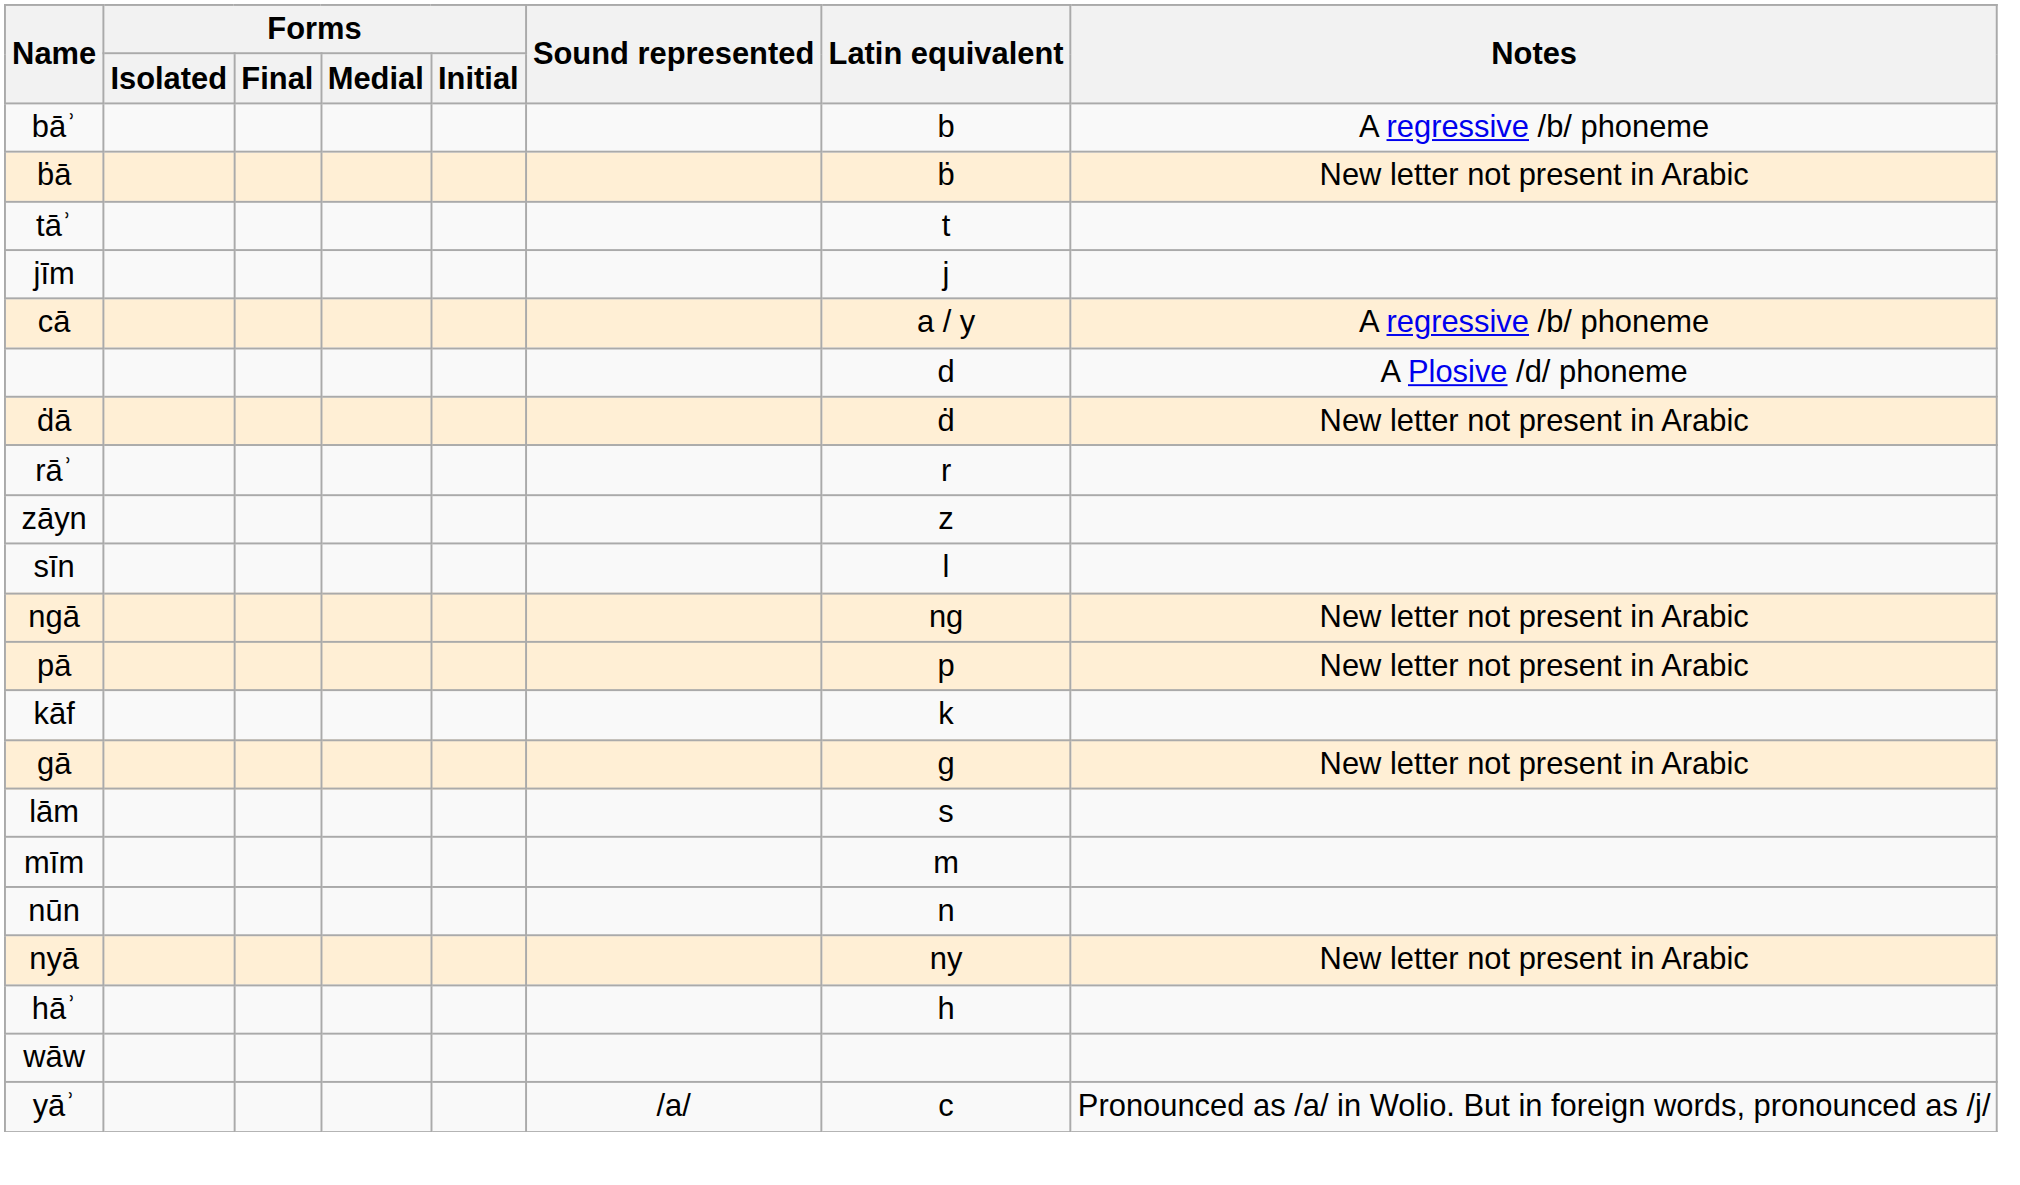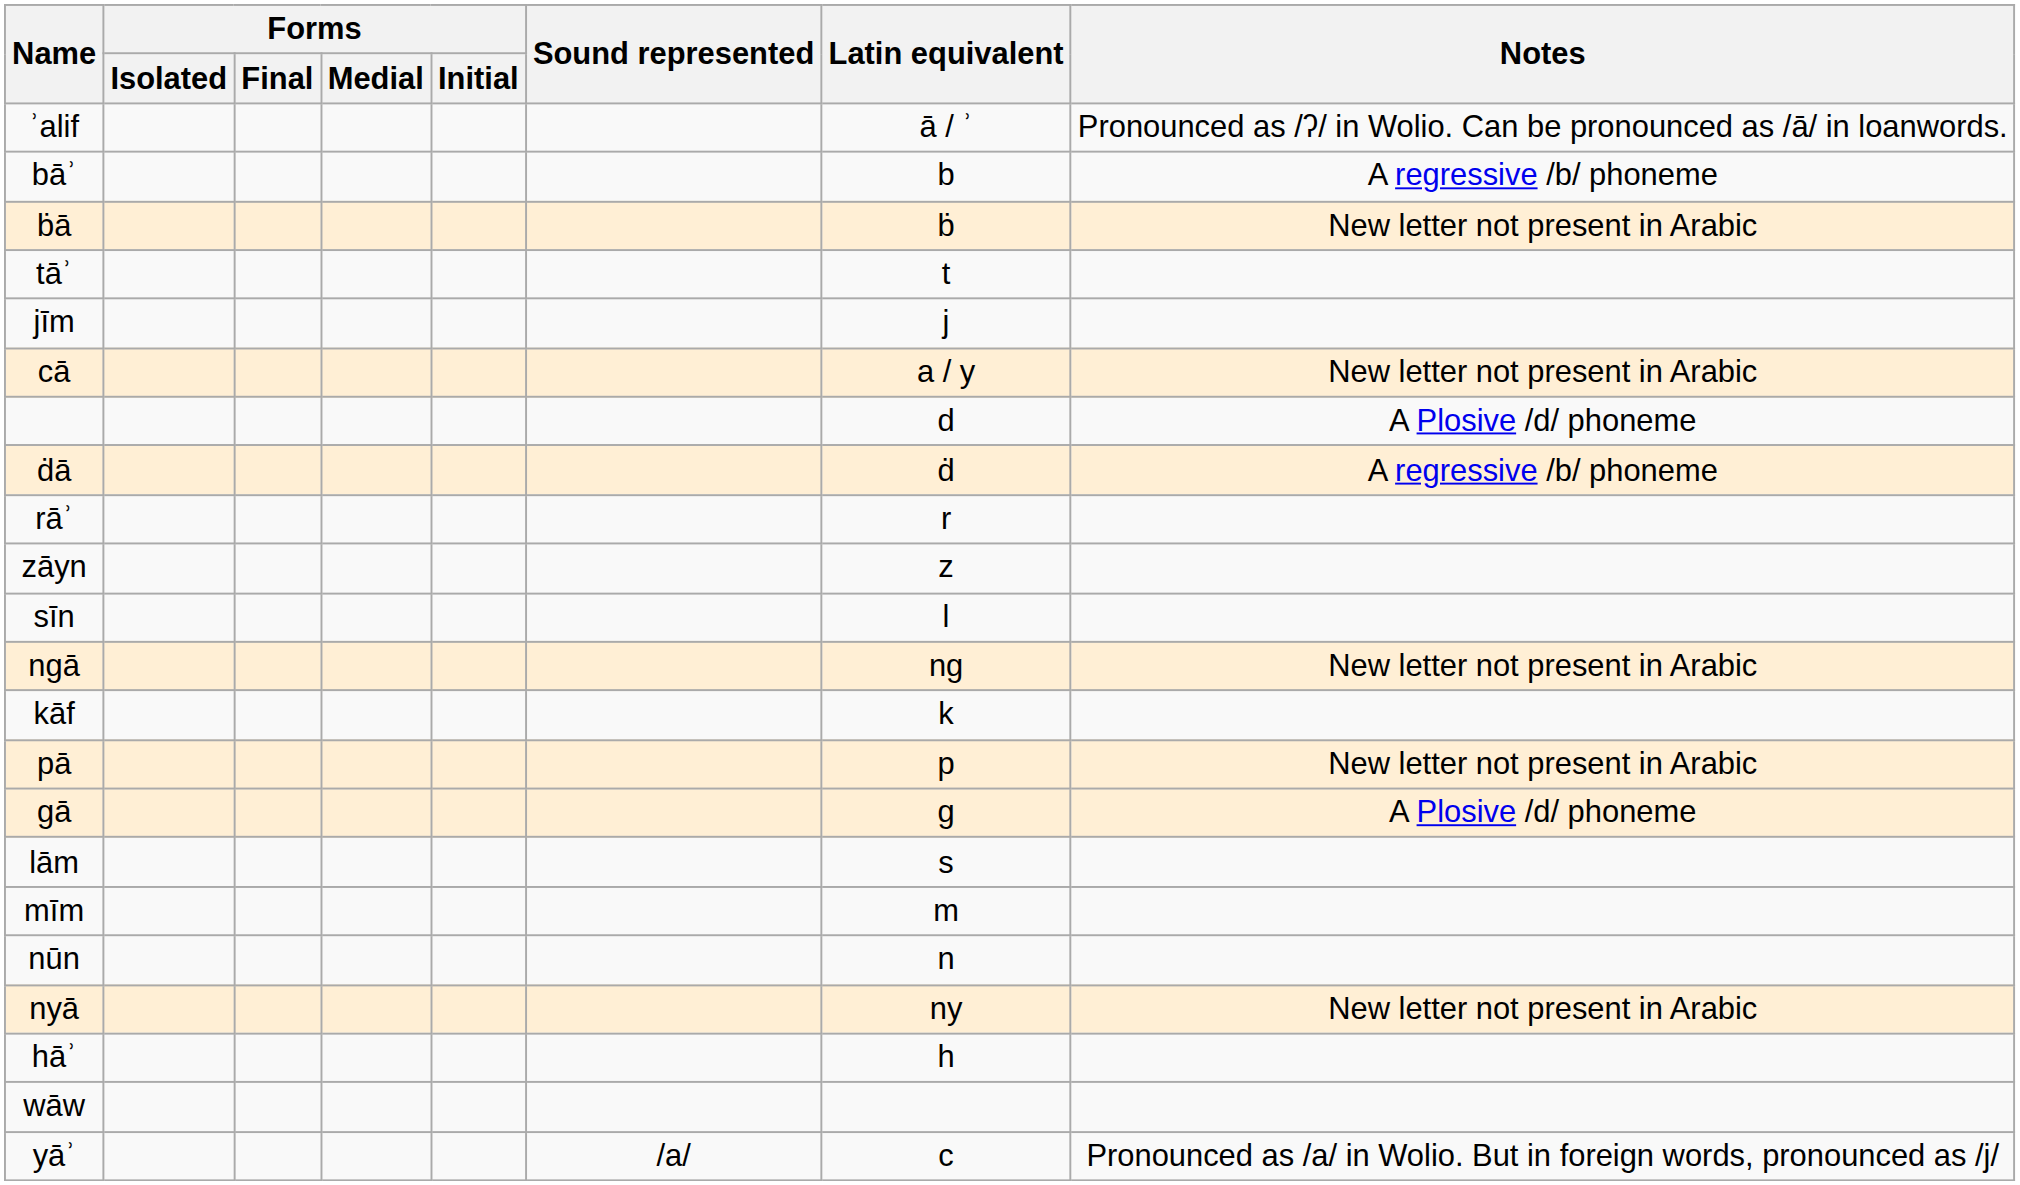+ row: (54, 126)
(1534, 322) A regressive /b/ phoneme -> (1543, 371) New letter not present in Arabic
(1534, 420) New letter not present in Arabic -> (1543, 469) A regressive /b/ phoneme
rows swapped: (54, 665) <-> (54, 714)
(1534, 763) New letter not present in Arabic -> (1543, 812) A Plosive /d/ phoneme
